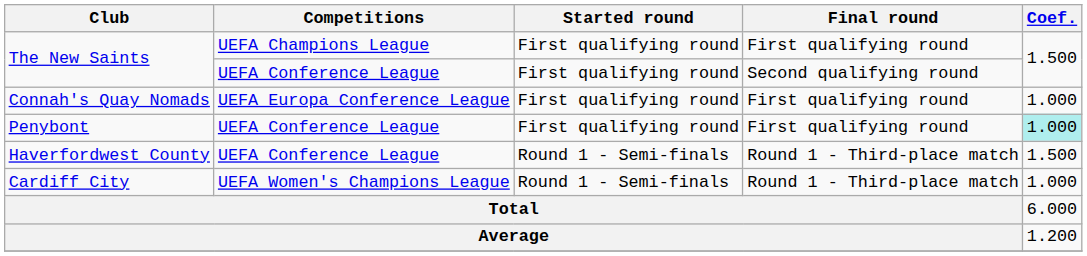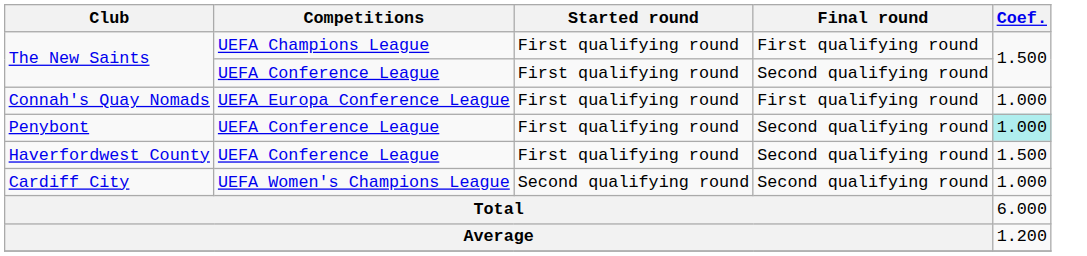(858, 128) First qualifying round -> (873, 128) Second qualifying round
(623, 155) Round 1 - Semi-finals -> (628, 155) First qualifying round
(883, 155) Round 1 - Third-place match -> (873, 155) Second qualifying round
(623, 182) Round 1 - Semi-finals -> (633, 182) Second qualifying round
(883, 182) Round 1 - Third-place match -> (873, 182) Second qualifying round
